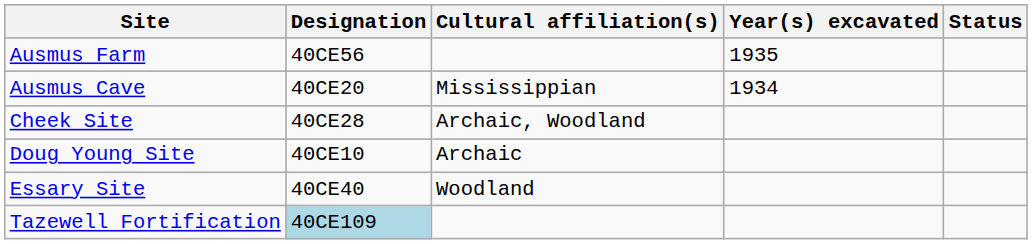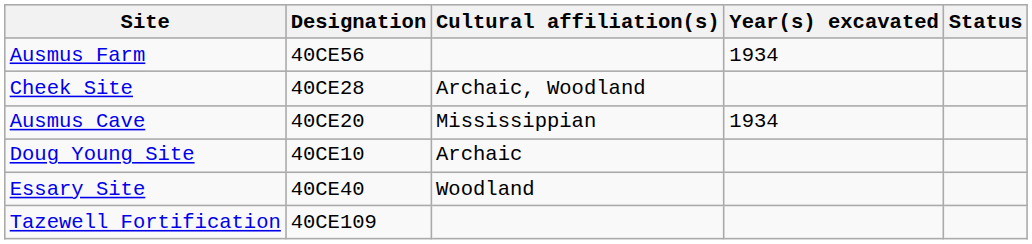(754, 55) 1935 -> (754, 55) 1934
rows swapped: (77, 88) <-> (71, 122)
(334, 222) lightblue background -> (334, 222) no background
